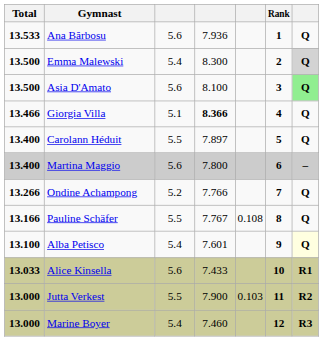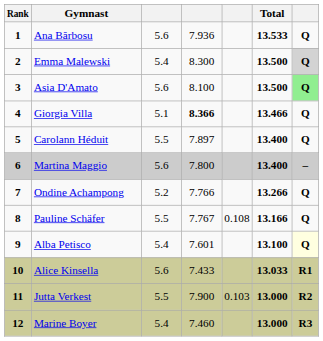columns swapped: (279, 14) <-> (24, 13)
